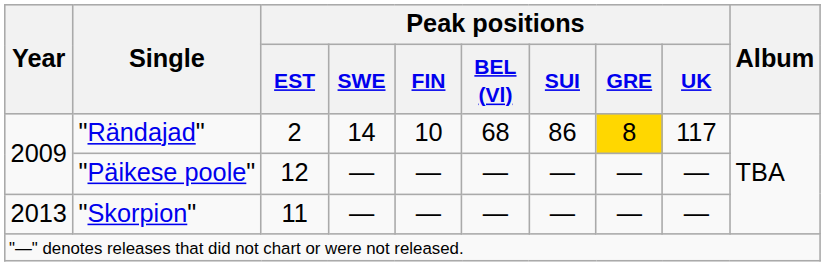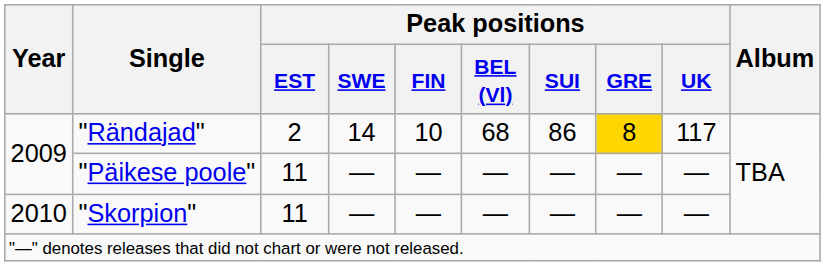(295, 173) 12 -> (295, 173) 11
(39, 213) 2013 -> (39, 213) 2010
